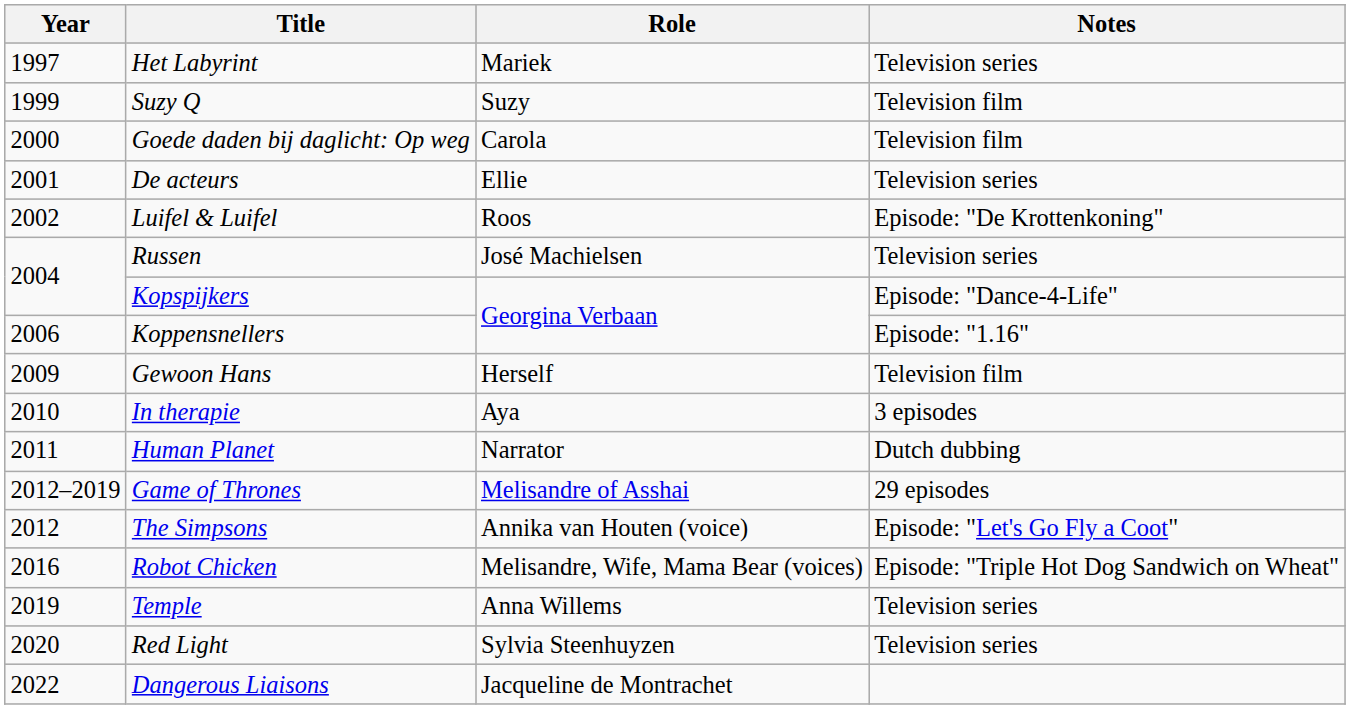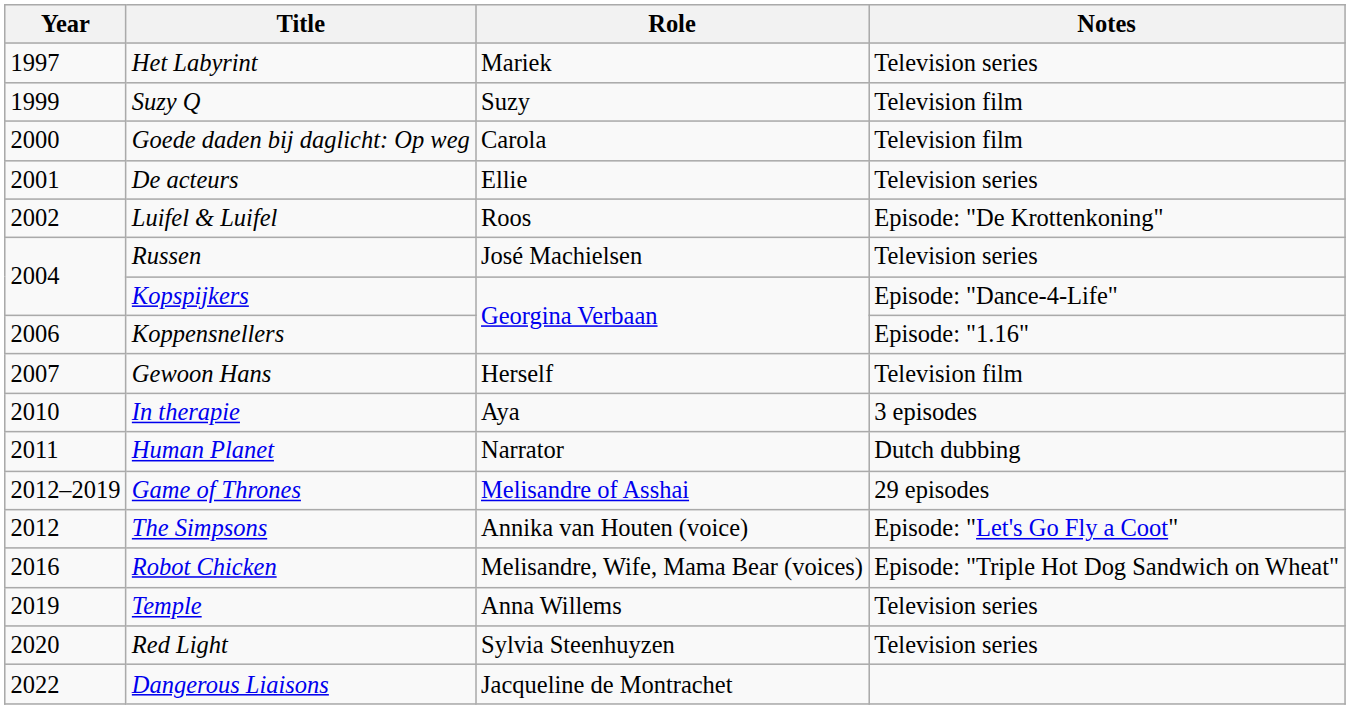(35, 373) 2009 -> (35, 373) 2007
